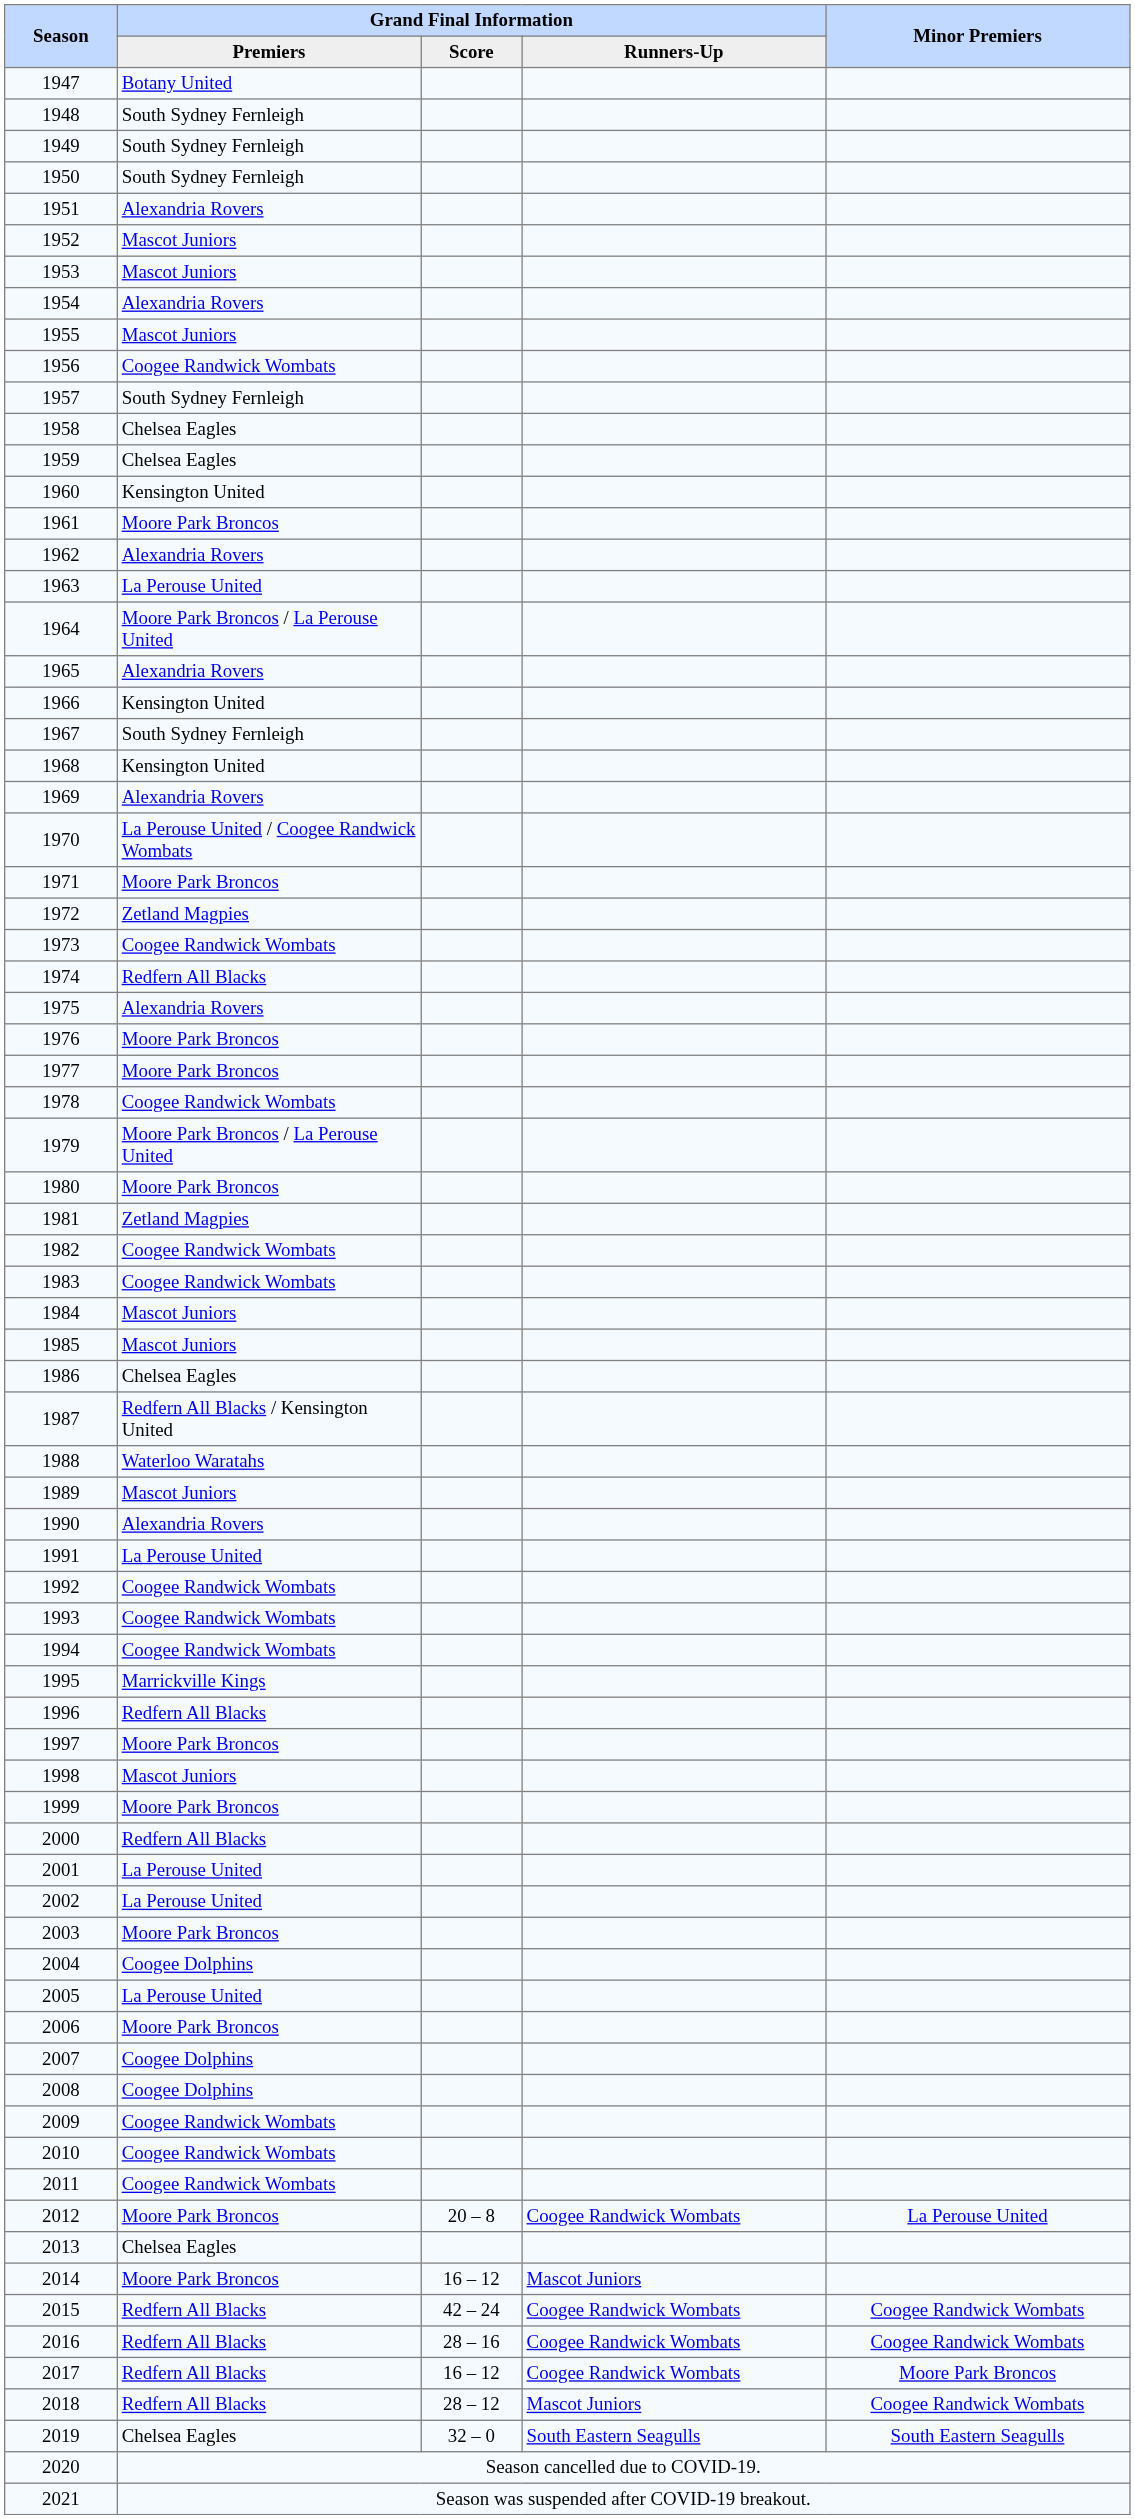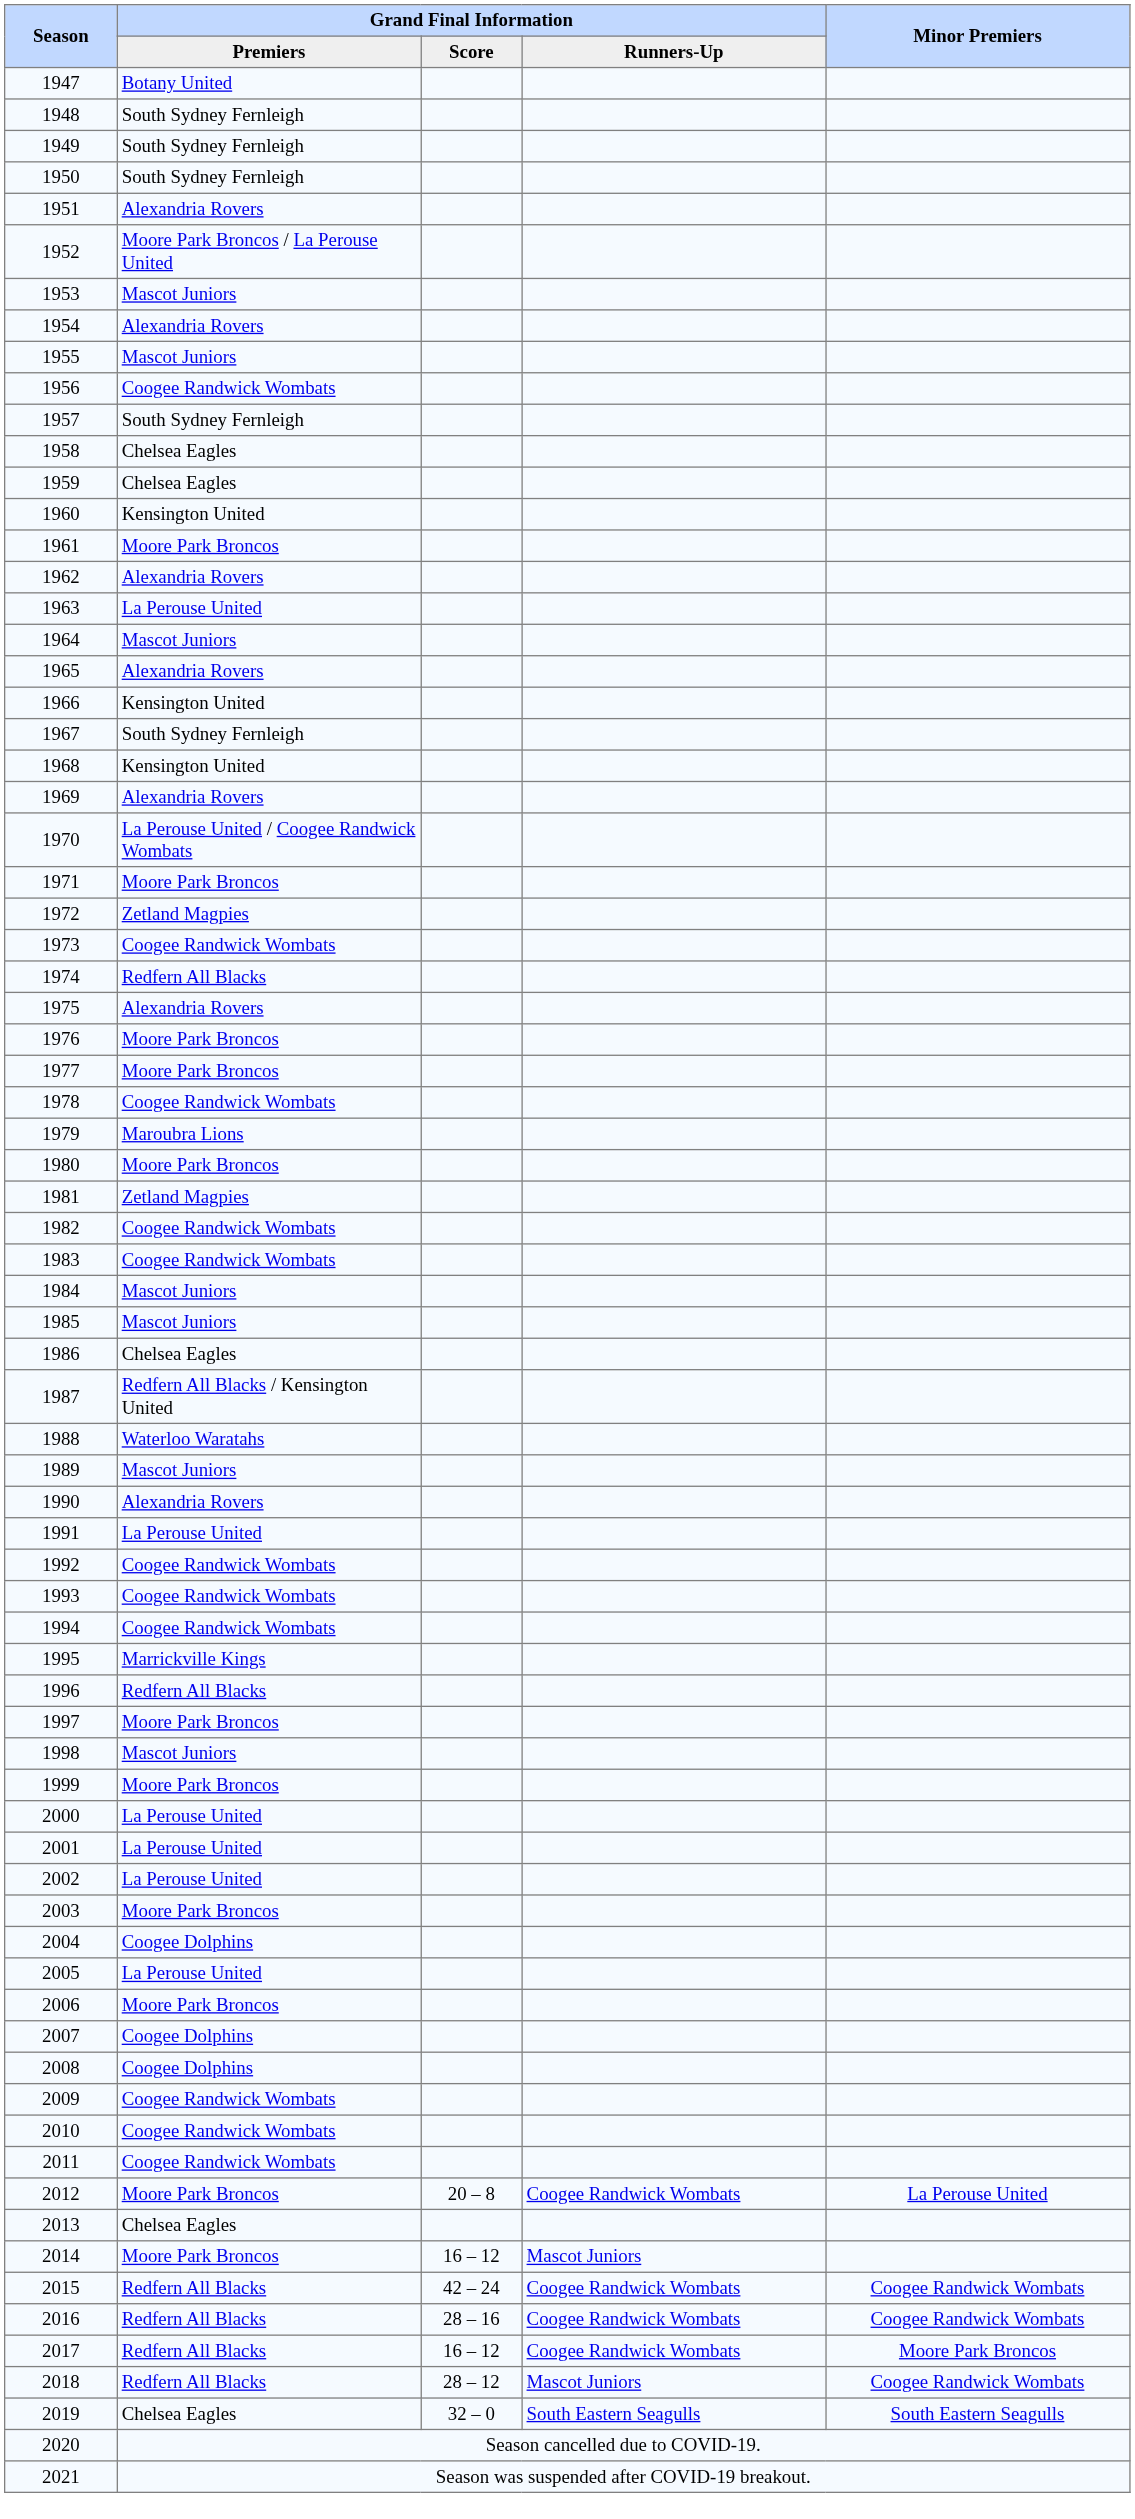(179, 240) Mascot Juniors -> (250, 251) Moore Park Broncos / La Perouse United
(250, 628) Moore Park Broncos / La Perouse United -> (179, 639) Mascot Juniors
(250, 1144) Moore Park Broncos / La Perouse United -> (183, 1133) Maroubra Lions
(194, 1838) Redfern All Blacks -> (192, 1816) La Perouse United
